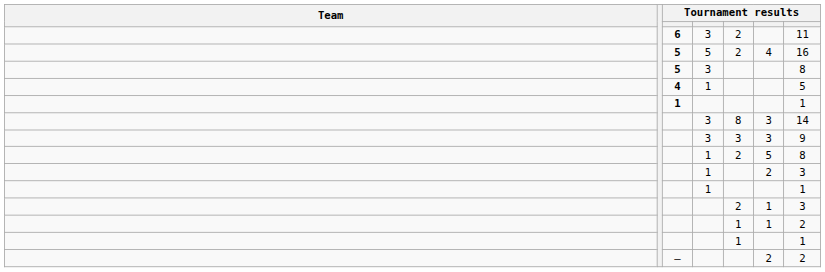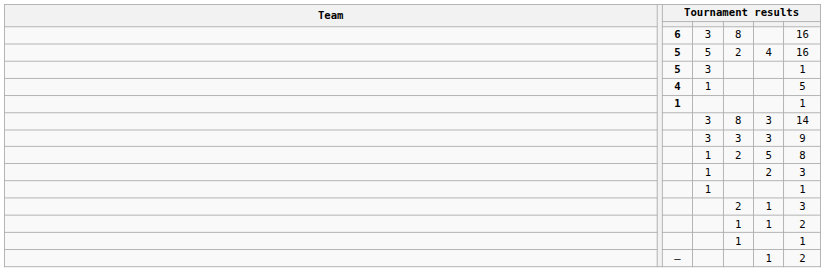(738, 36) 2 -> (738, 36) 8
(802, 36) 11 -> (802, 36) 16
(802, 70) 8 -> (802, 70) 1
(769, 259) 2 -> (769, 259) 1
